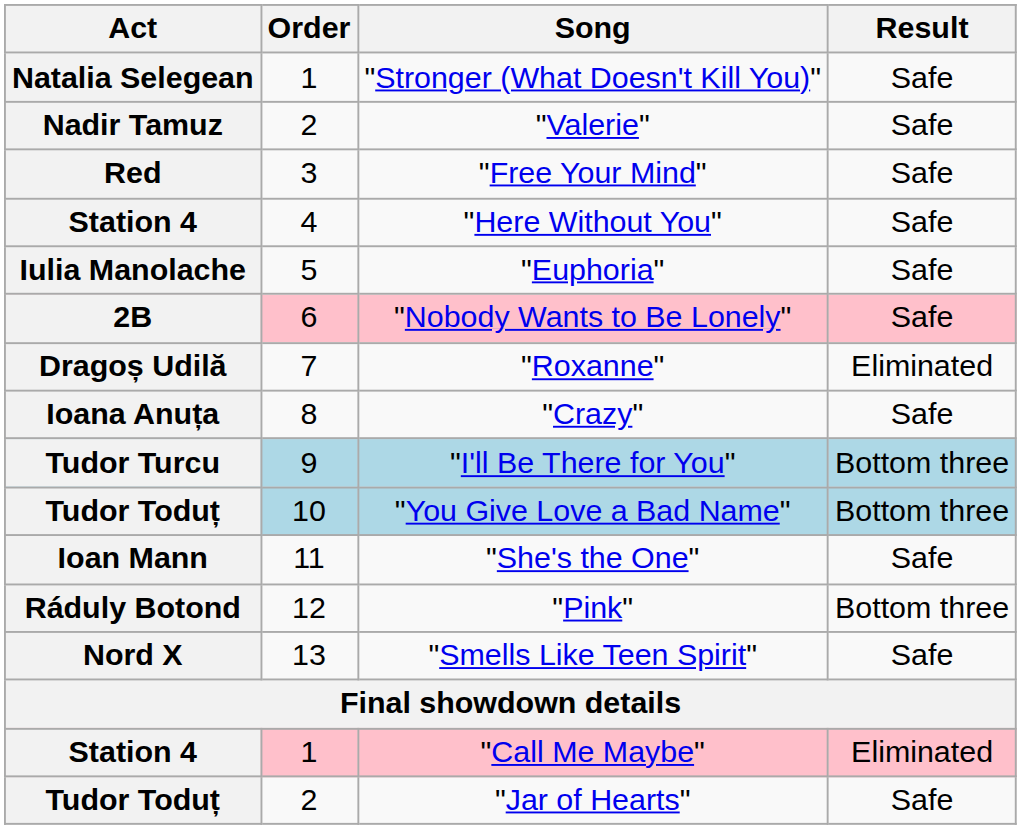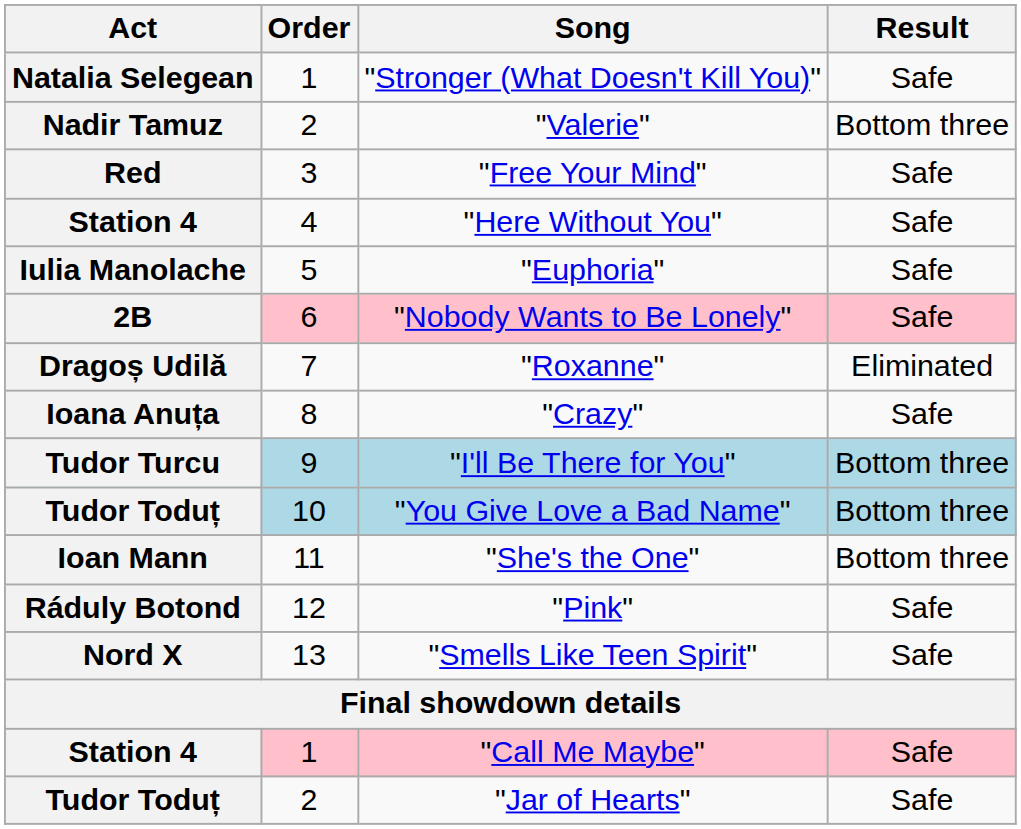(922, 125) Safe -> (922, 125) Bottom three
(922, 558) Safe -> (922, 558) Bottom three
(922, 607) Bottom three -> (922, 607) Safe
(922, 751) Eliminated -> (922, 751) Safe
